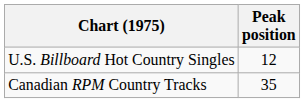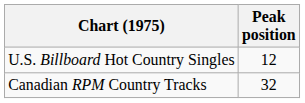(269, 85) 35 -> (269, 85) 32
